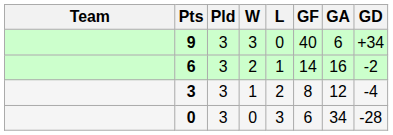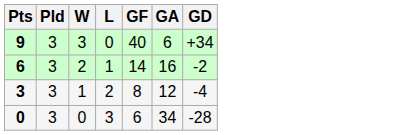- column: (90, 17)
